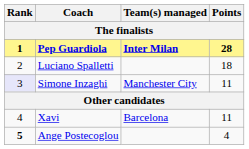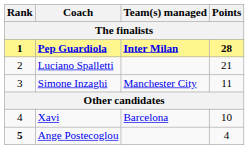(227, 65) 18 -> (227, 65) 21
(20, 83) lavender background -> (20, 83) no background
(227, 118) 11 -> (227, 118) 10
